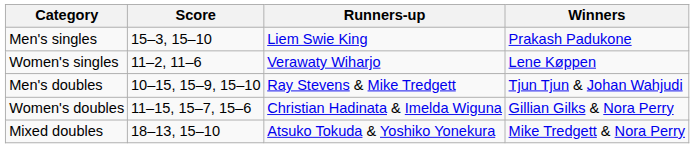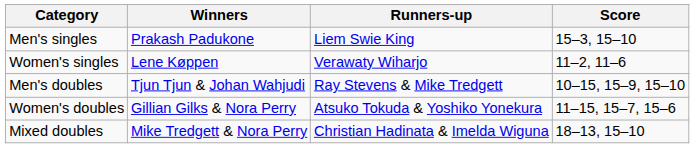columns swapped: (597, 16) <-> (196, 16)
(385, 108) Christian Hadinata & Imelda Wiguna -> (428, 108) Atsuko Tokuda & Yoshiko Yonekura
(381, 131) Atsuko Tokuda & Yoshiko Yonekura -> (431, 131) Christian Hadinata & Imelda Wiguna
